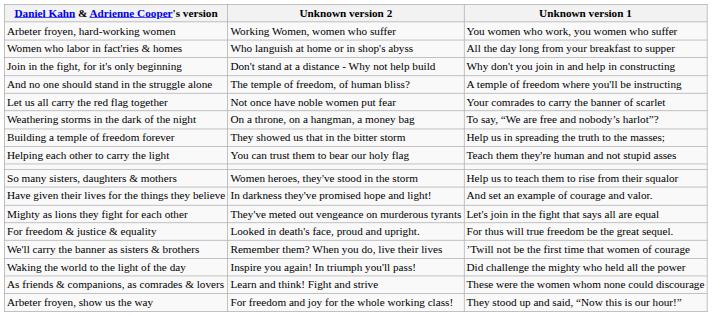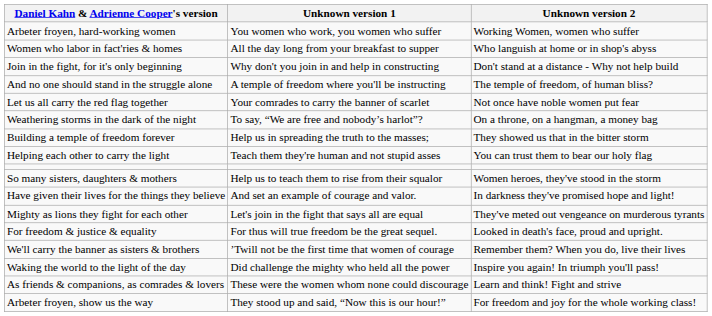columns swapped: (585, 13) <-> (346, 13)
